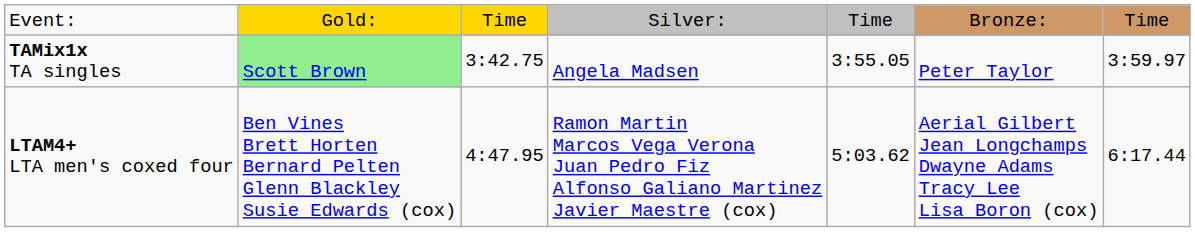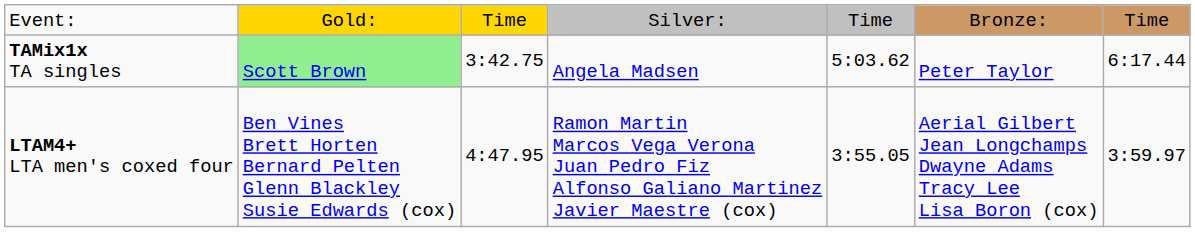(871, 61) 3:55.05 -> (871, 61) 5:03.62
(1147, 61) 3:59.97 -> (1147, 61) 6:17.44
(871, 157) 5:03.62 -> (871, 157) 3:55.05
(1147, 157) 6:17.44 -> (1147, 157) 3:59.97
